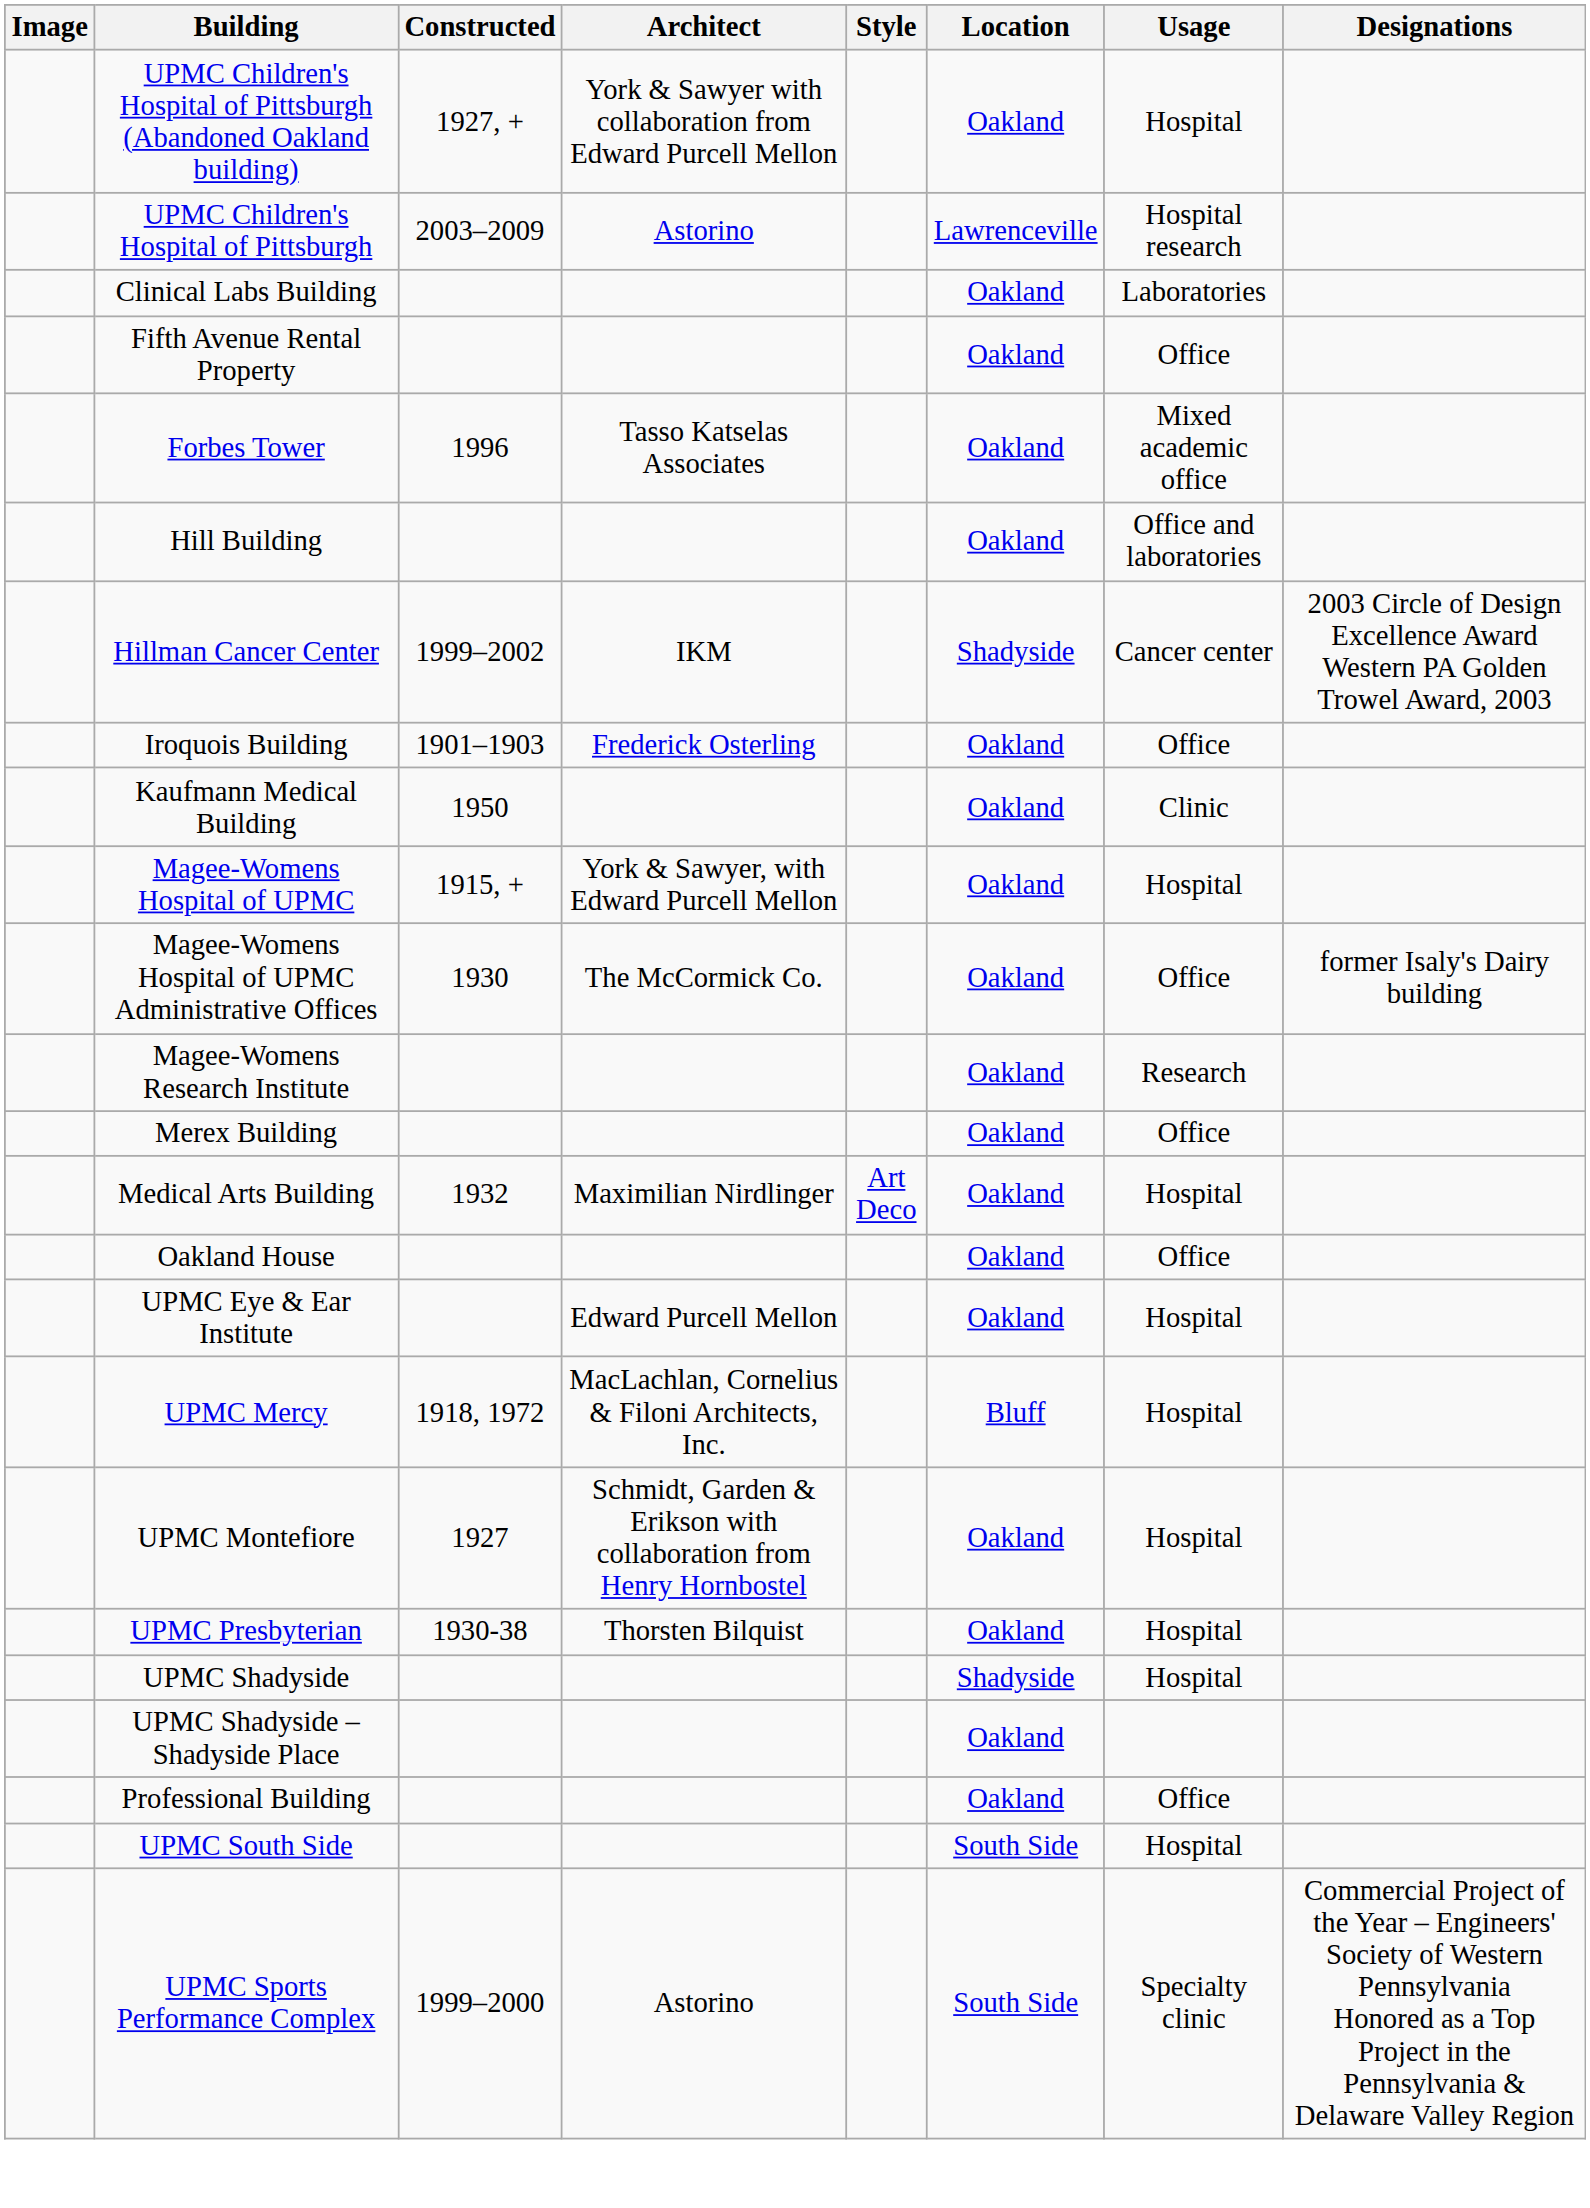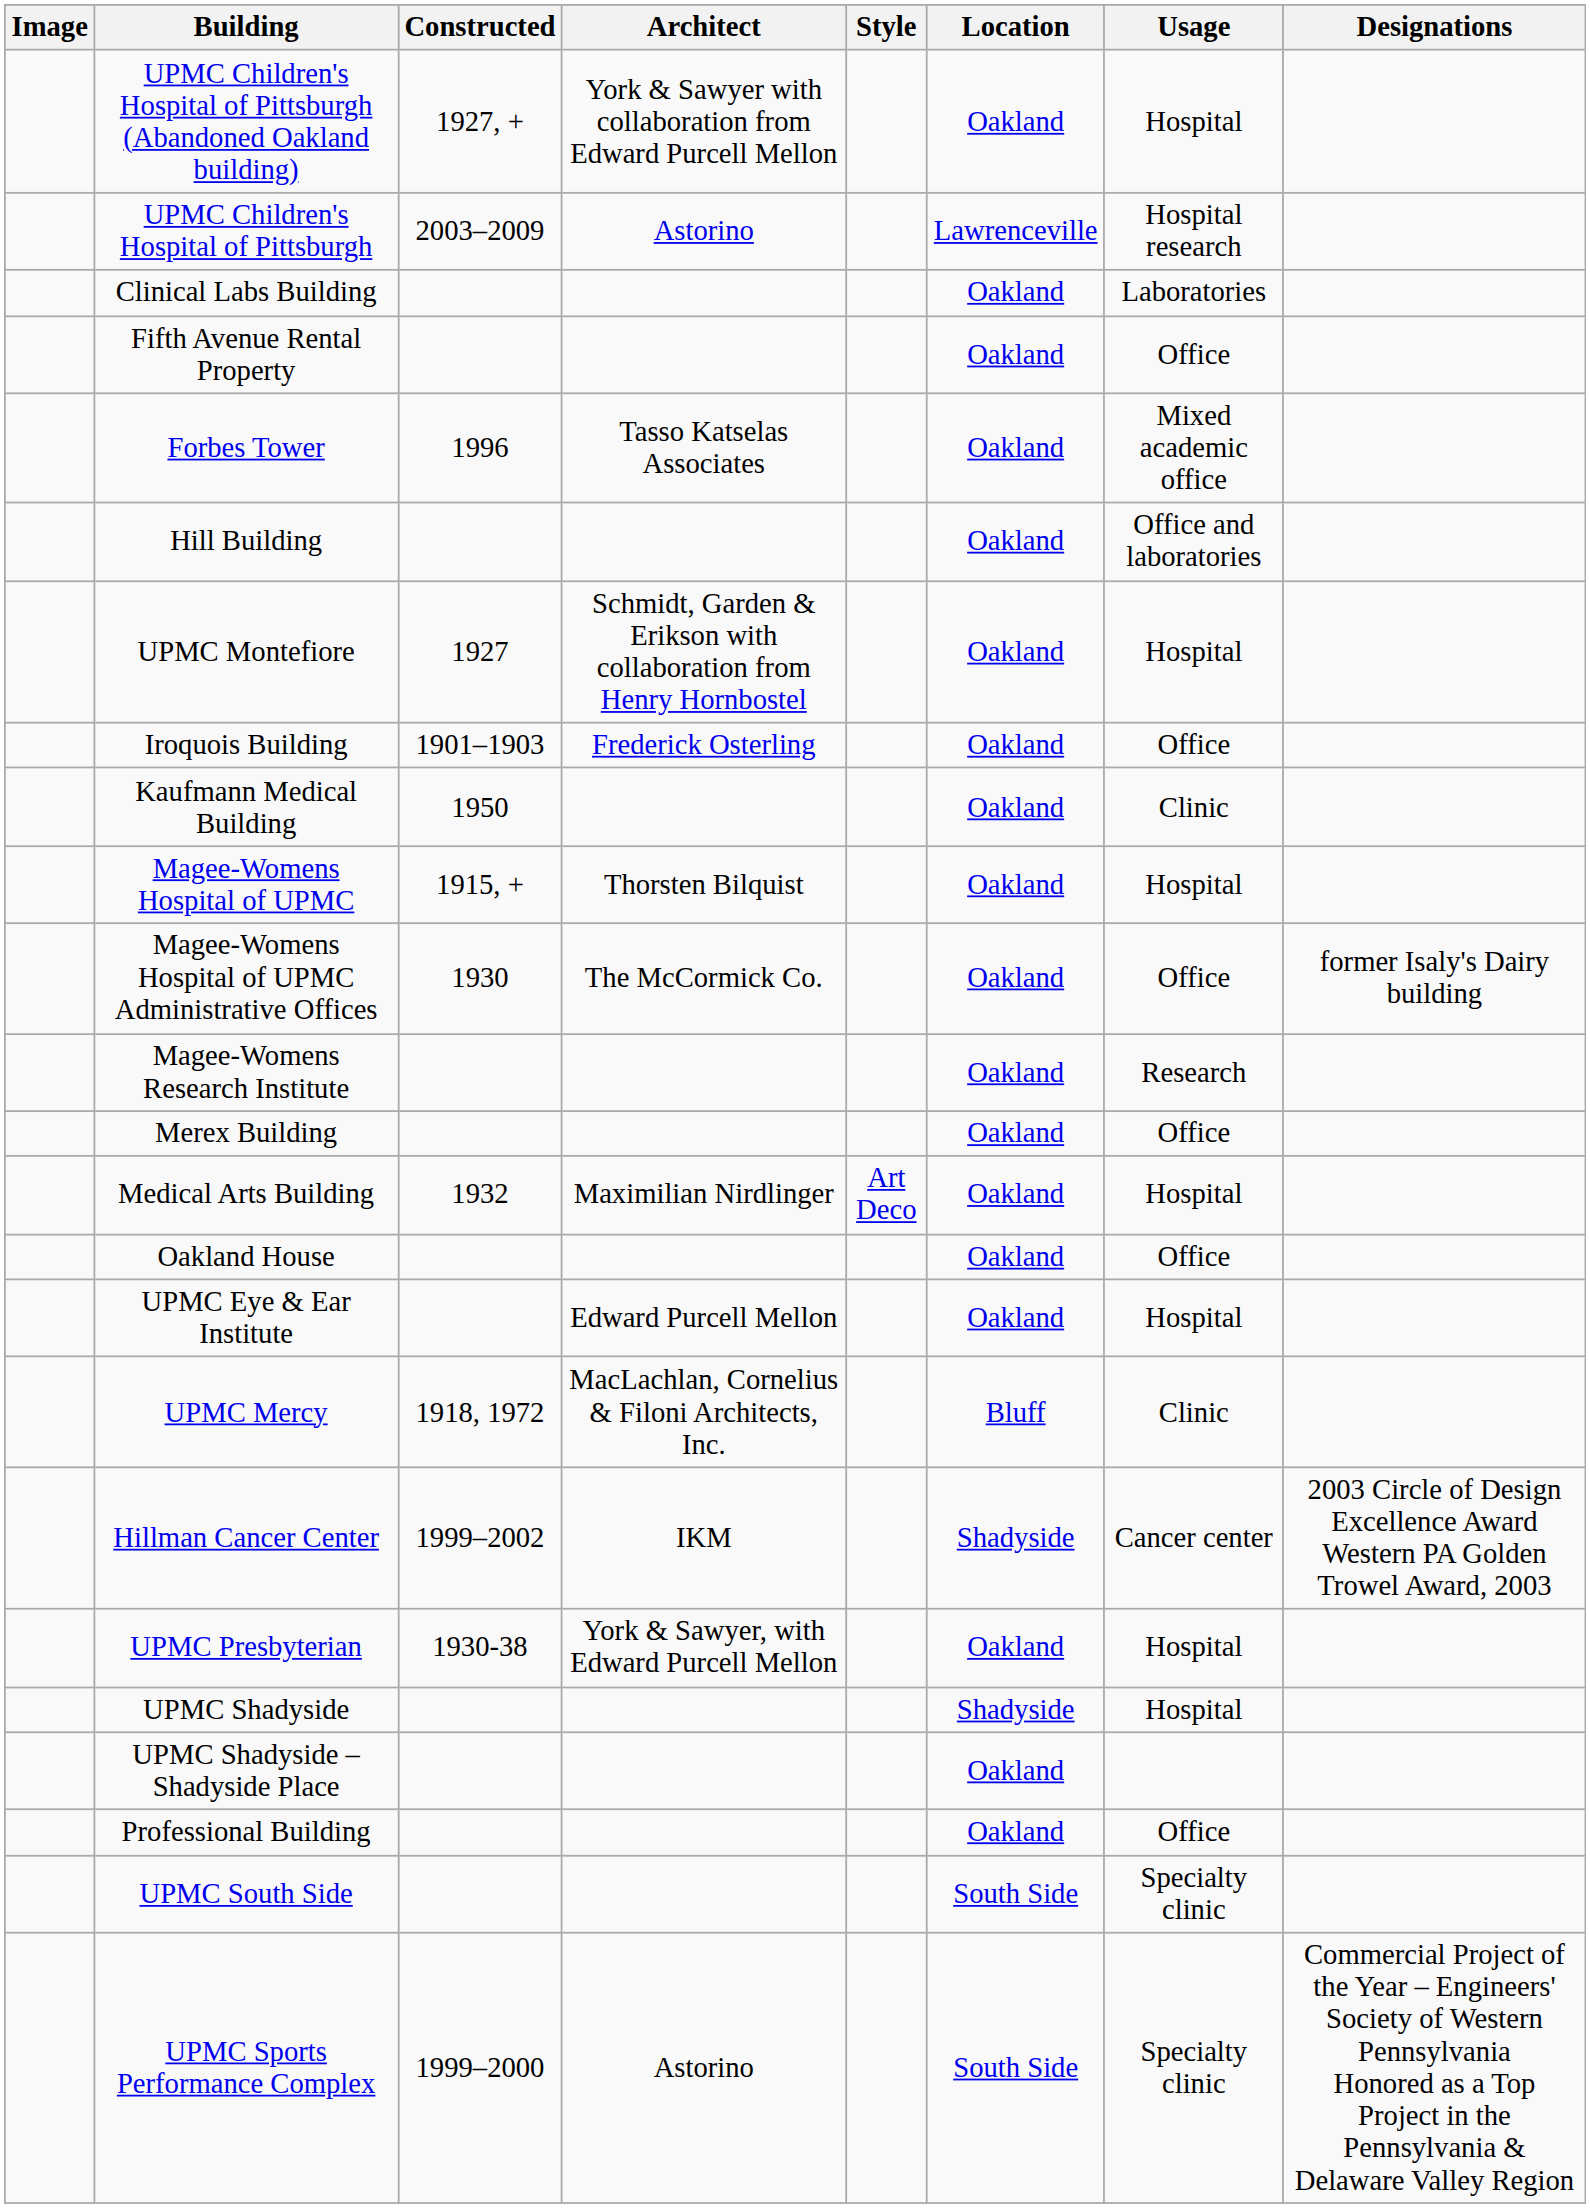rows swapped: (246, 651) <-> (246, 1537)
(704, 884) York & Sawyer, with Edward Purcell Mellon -> (704, 884) Thorsten Bilquist
(1194, 1411) Hospital -> (1194, 1411) Clinic
(704, 1631) Thorsten Bilquist -> (704, 1647) York & Sawyer, with Edward Purcell Mellon
(1194, 1845) Hospital -> (1194, 1893) Specialty clinic
